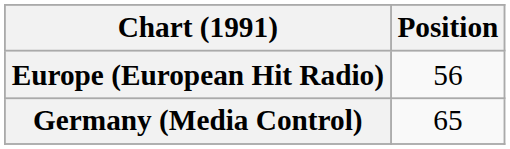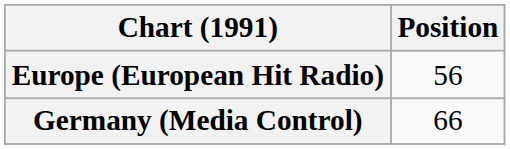(448, 120) 65 -> (448, 120) 66
